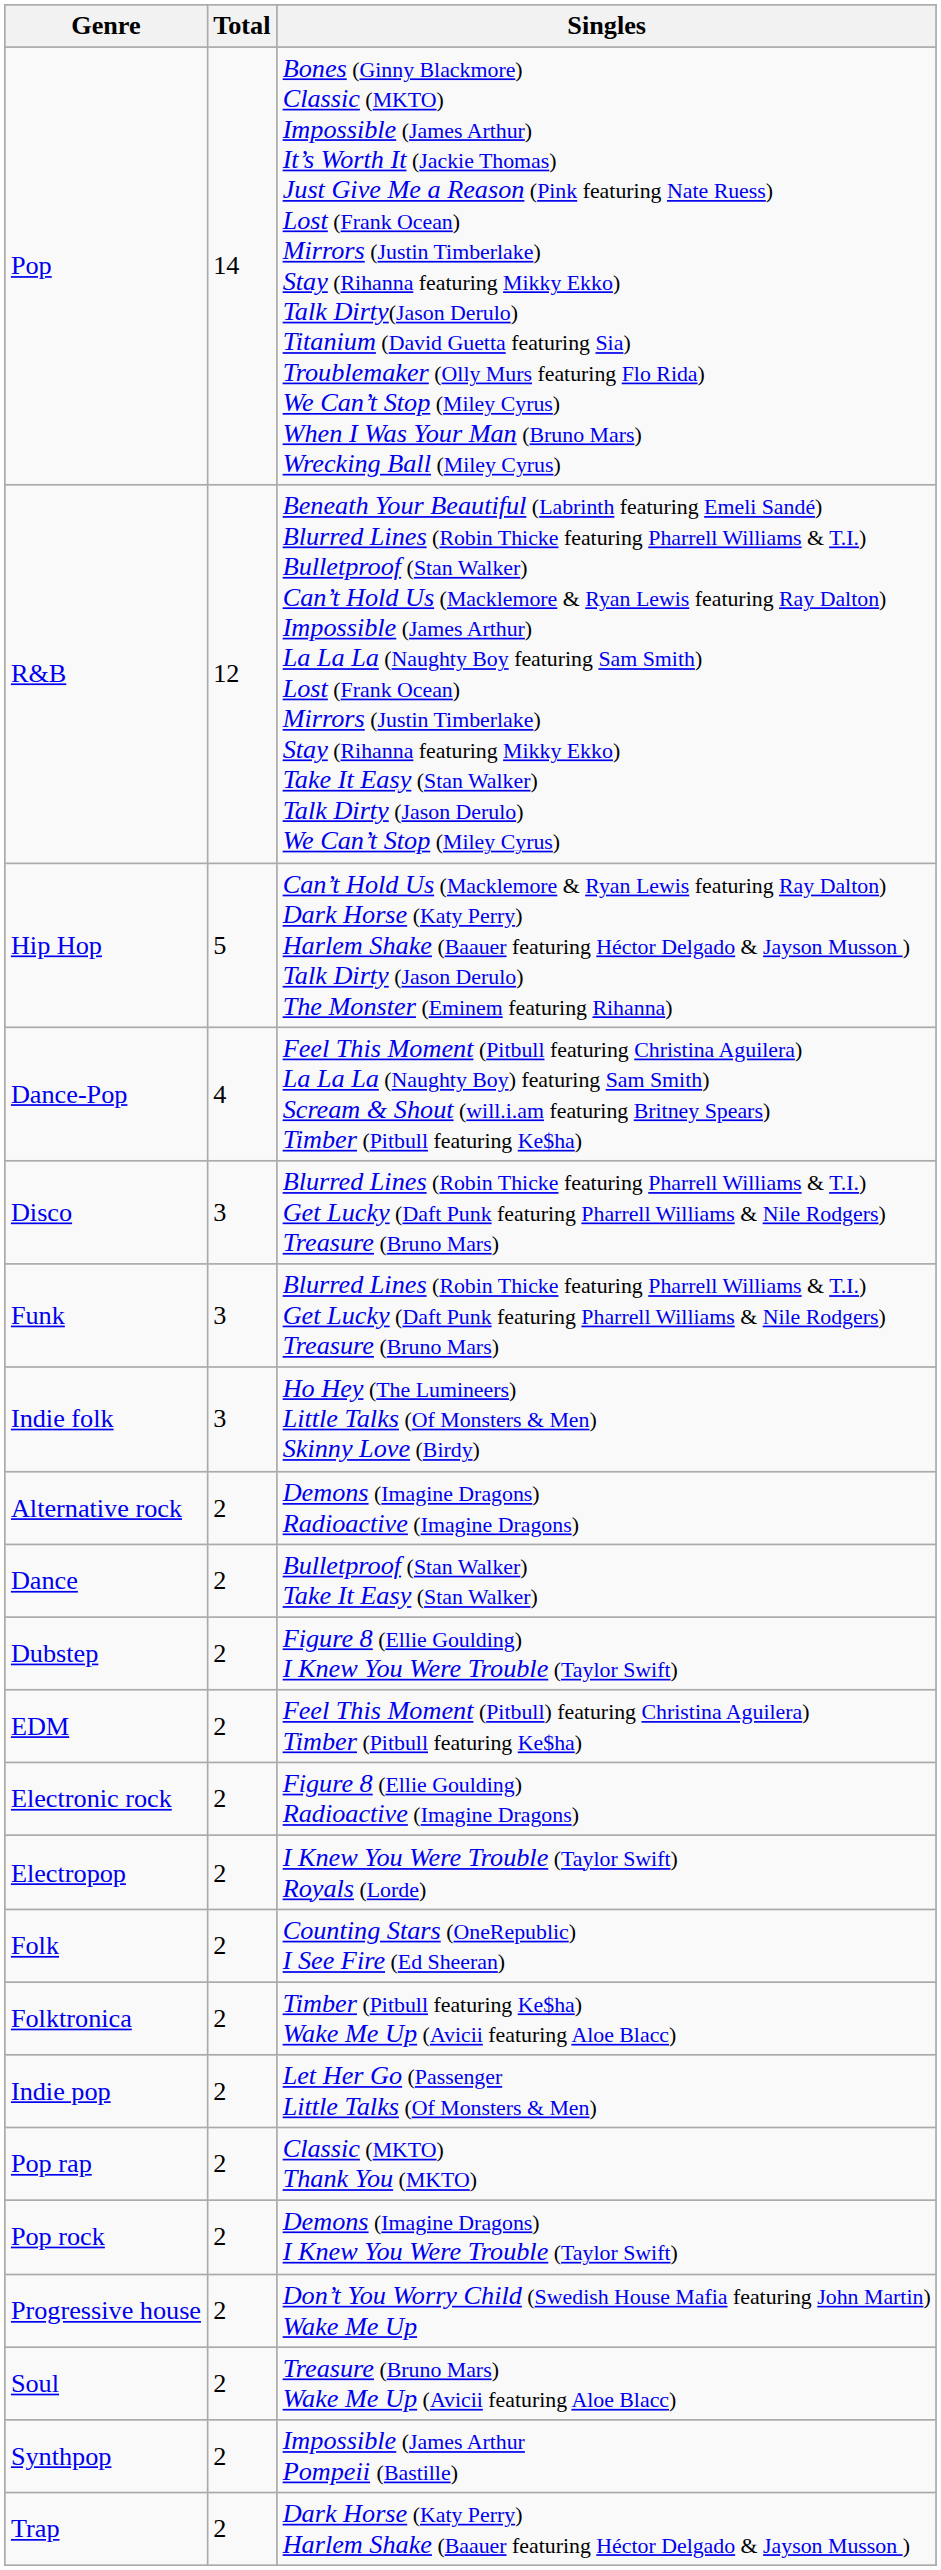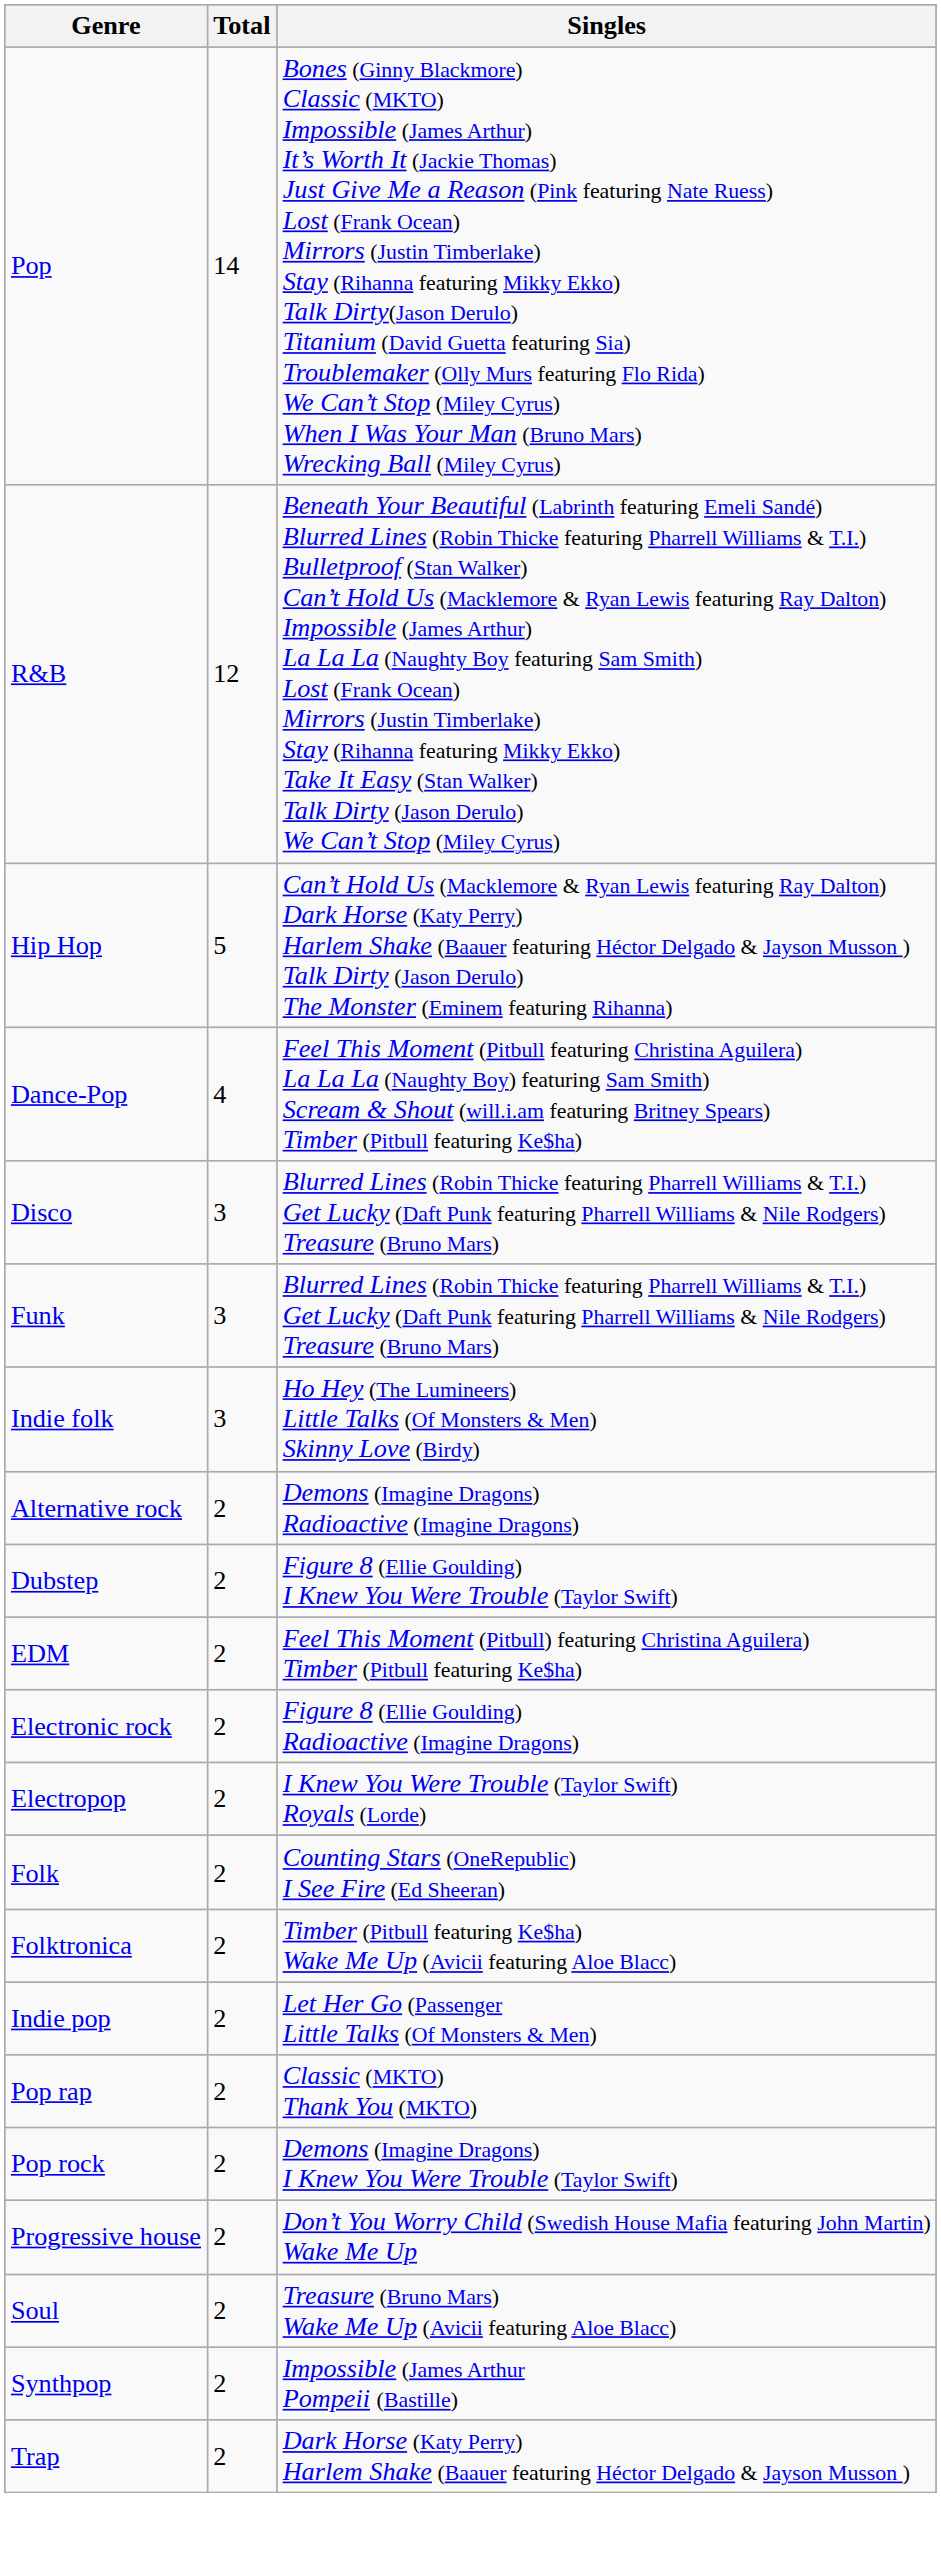- row: (44, 1579)
